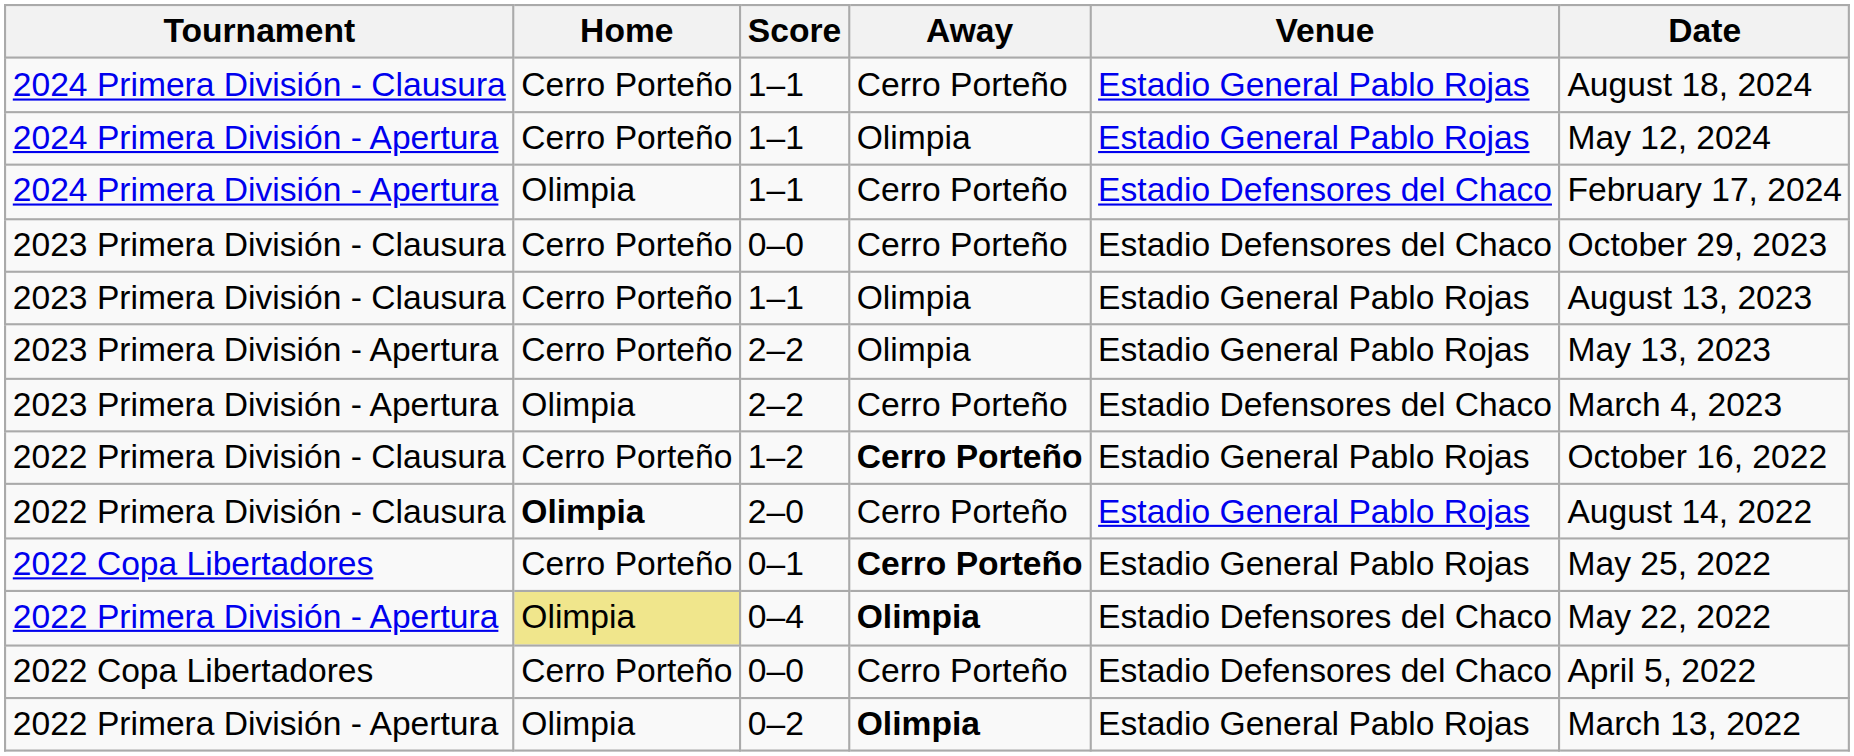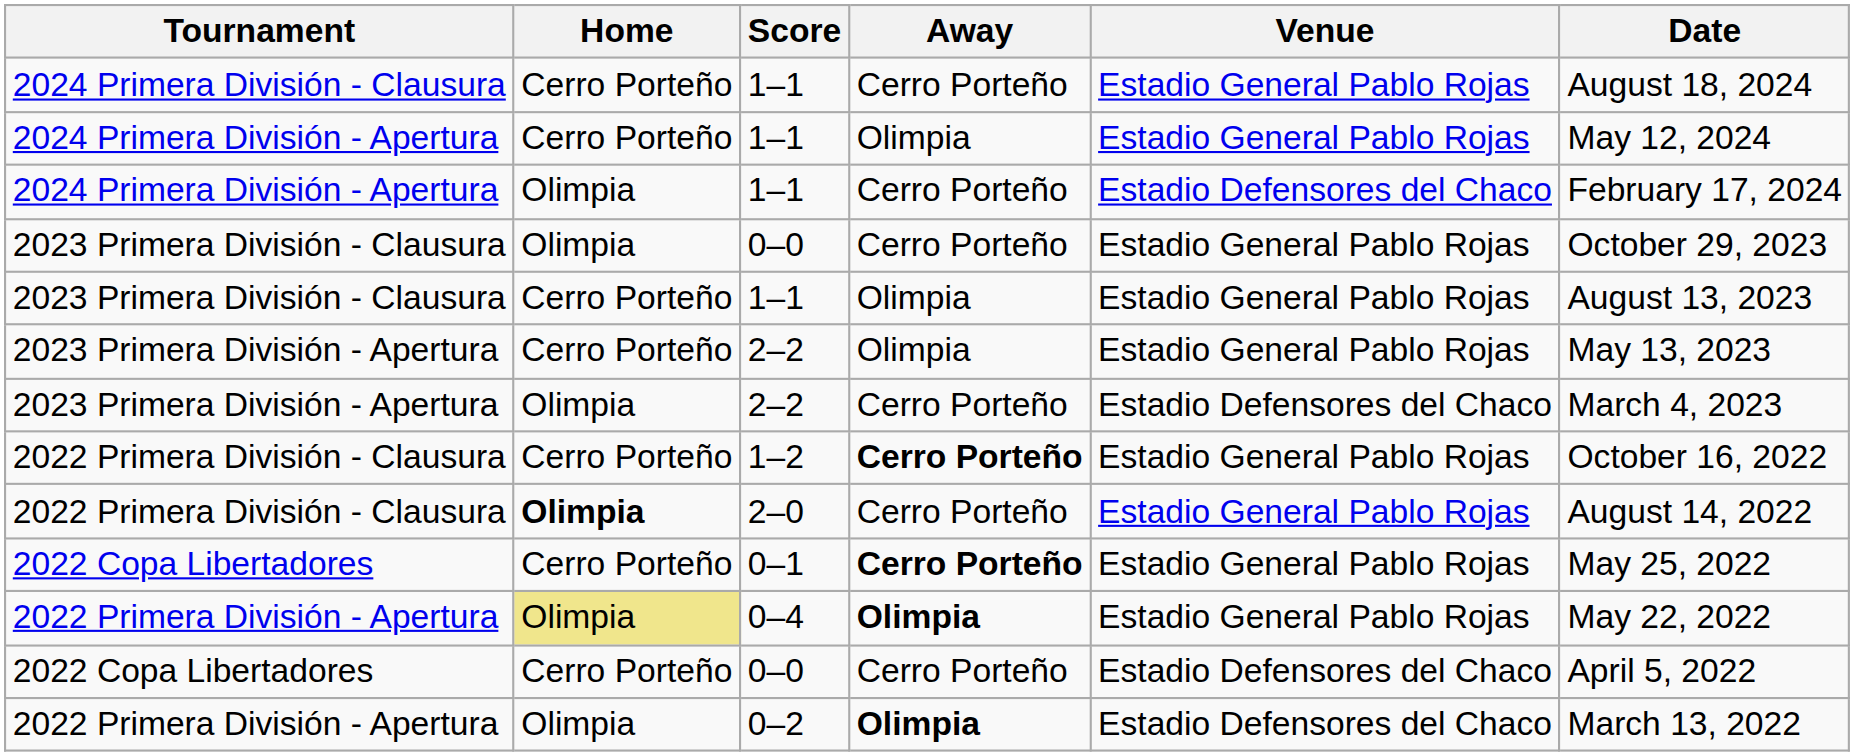(627, 244) Cerro Porteño -> (578, 244) Olimpia
(1325, 244) Estadio Defensores del Chaco -> (1314, 244) Estadio General Pablo Rojas
(1325, 617) Estadio Defensores del Chaco -> (1314, 617) Estadio General Pablo Rojas
(1314, 723) Estadio General Pablo Rojas -> (1325, 723) Estadio Defensores del Chaco
